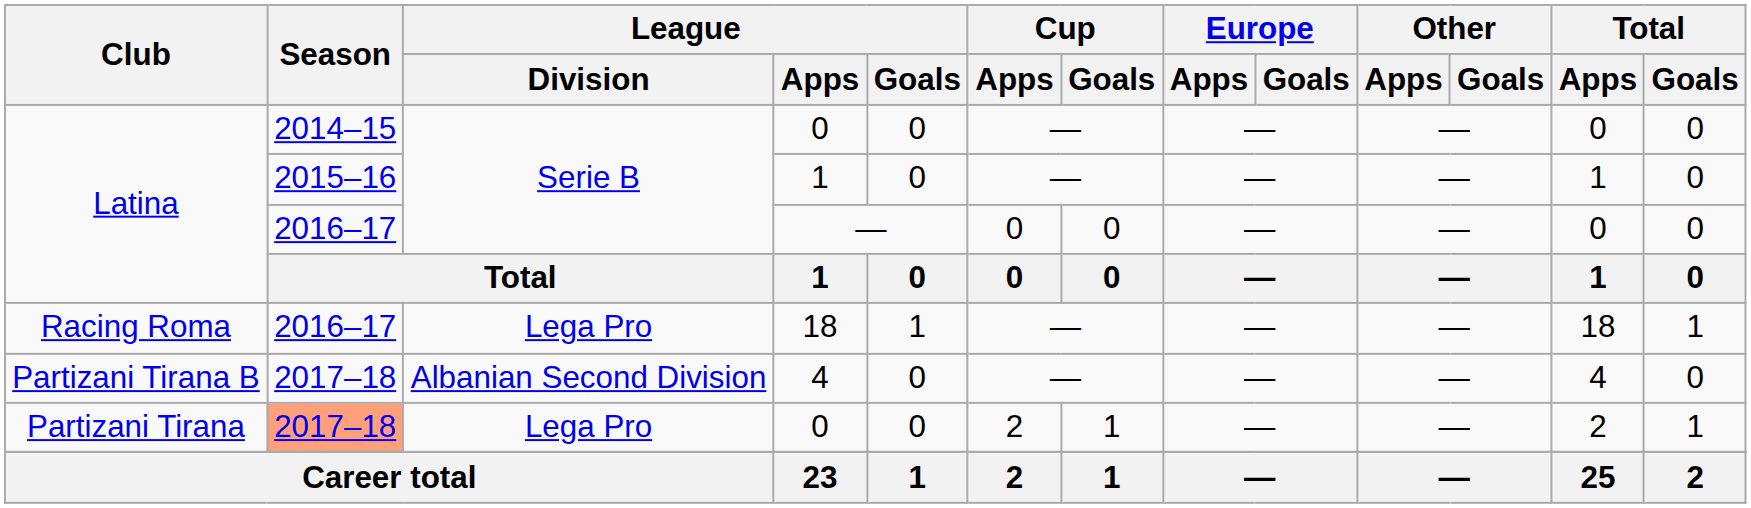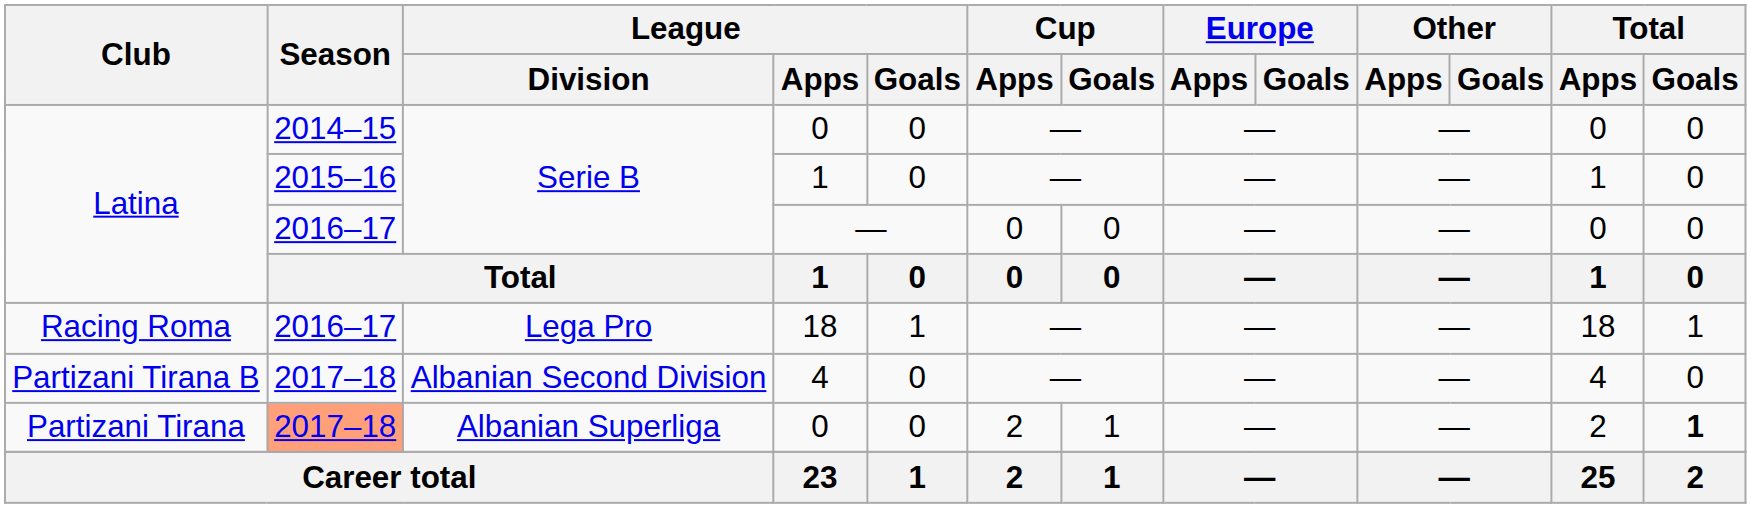(589, 427) Lega Pro -> (589, 427) Albanian Superliga
(1695, 427) normal -> (1695, 427) bold
